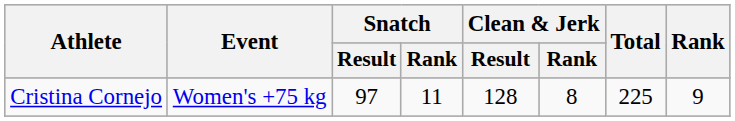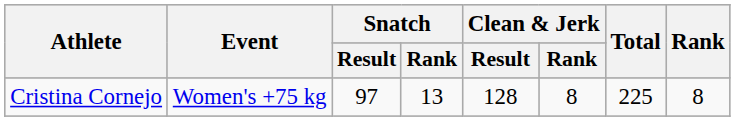(432, 97) 11 -> (432, 97) 13
(698, 97) 9 -> (698, 97) 8
